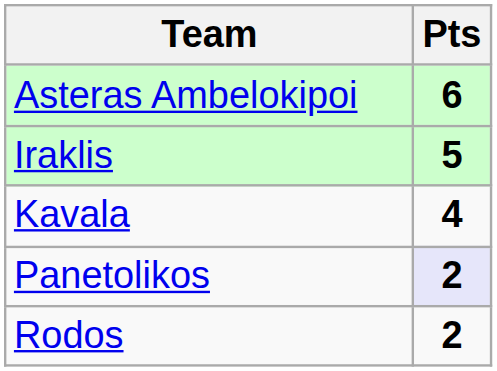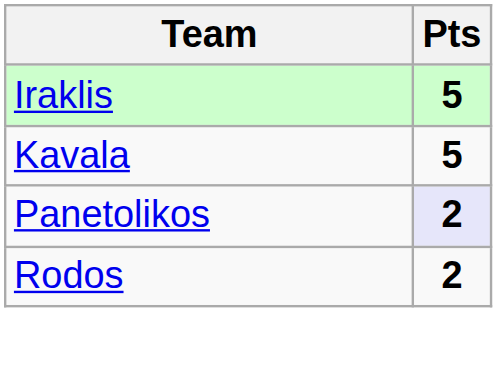- row: (186, 94)
(452, 214) 4 -> (452, 154) 5
